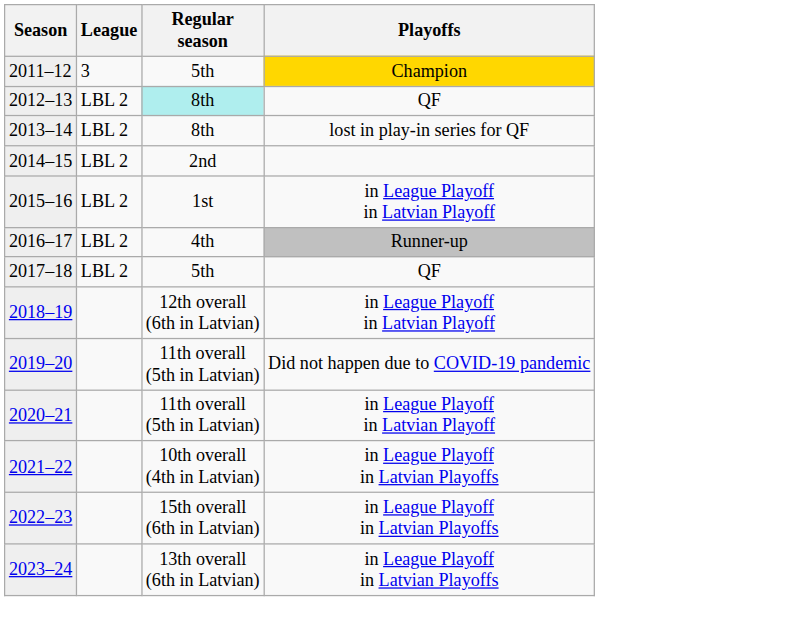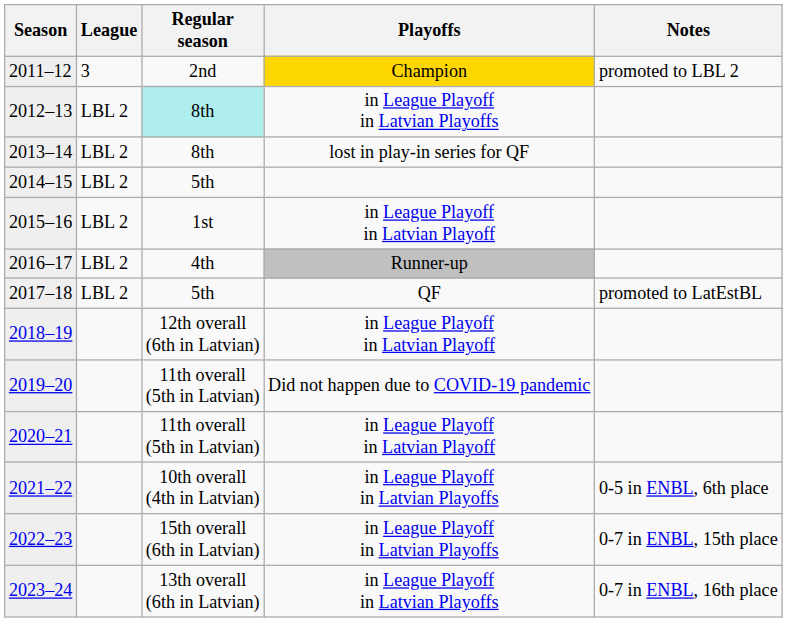+ column: (688, 30)
(203, 71) 5th -> (203, 71) 2nd
(429, 101) QF -> (429, 111) in League Playoff in Latvian Playoffs
(203, 160) 2nd -> (203, 182) 5th
